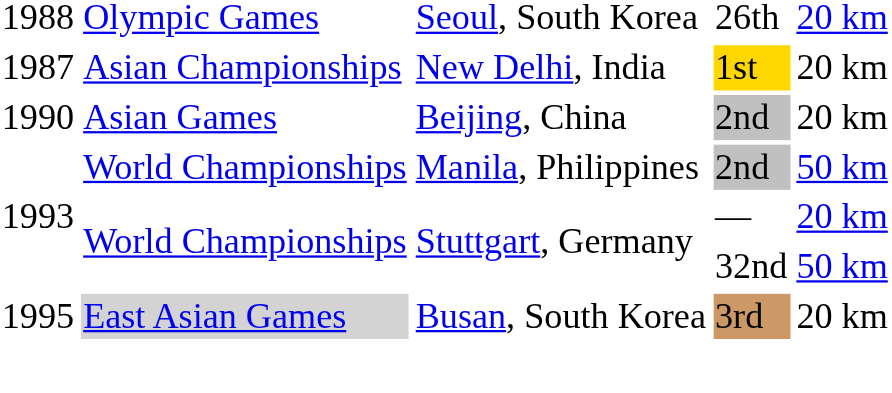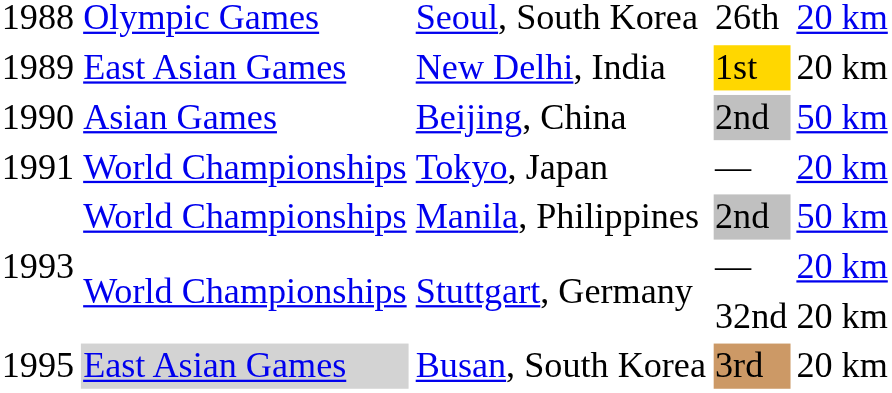(38, 67) 1987 -> (38, 67) 1989
(242, 67) Asian Championships -> (215, 67) East Asian Games
(842, 116) 20 km -> (842, 116) 50 km
+ row: (512, 166)
(842, 266) 50 km -> (842, 315) 20 km
